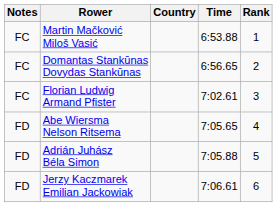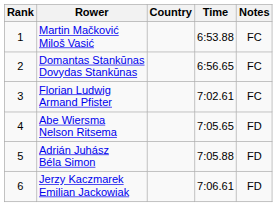columns swapped: (256, 13) <-> (22, 13)
